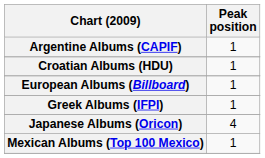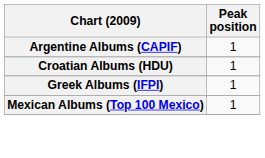- row: (106, 85)
- row: (105, 124)
